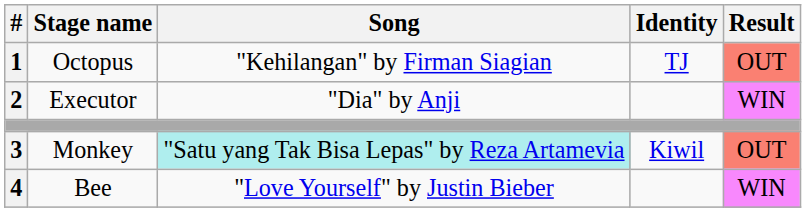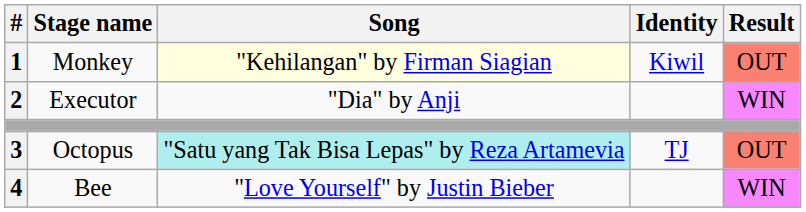(93, 61) Octopus -> (93, 61) Monkey
(394, 61) no background -> (394, 61) lightyellow background
(677, 61) TJ -> (677, 61) Kiwil
(93, 149) Monkey -> (93, 149) Octopus
(677, 149) Kiwil -> (677, 149) TJ
